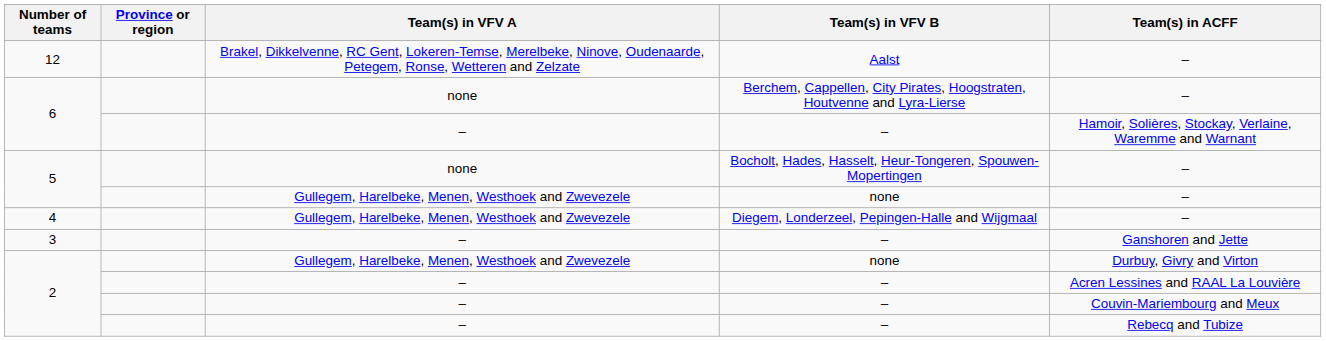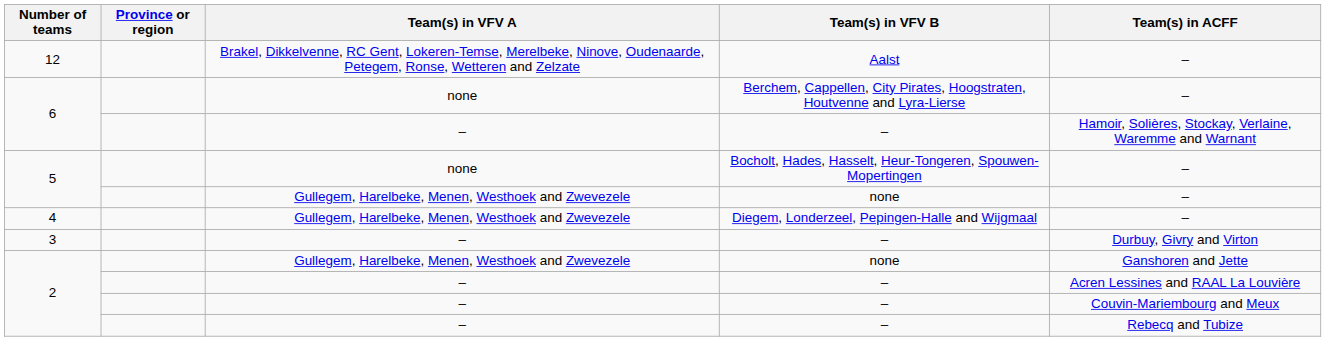(1185, 239) Ganshoren and Jette -> (1185, 239) Durbuy, Givry and Virton
(1185, 261) Durbuy, Givry and Virton -> (1185, 261) Ganshoren and Jette
